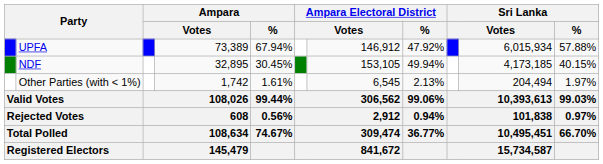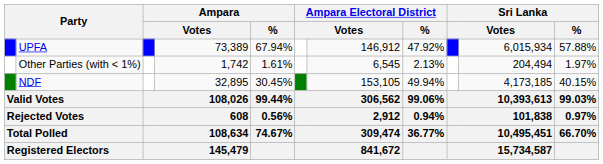rows swapped: (30, 64) <-> (80, 82)
